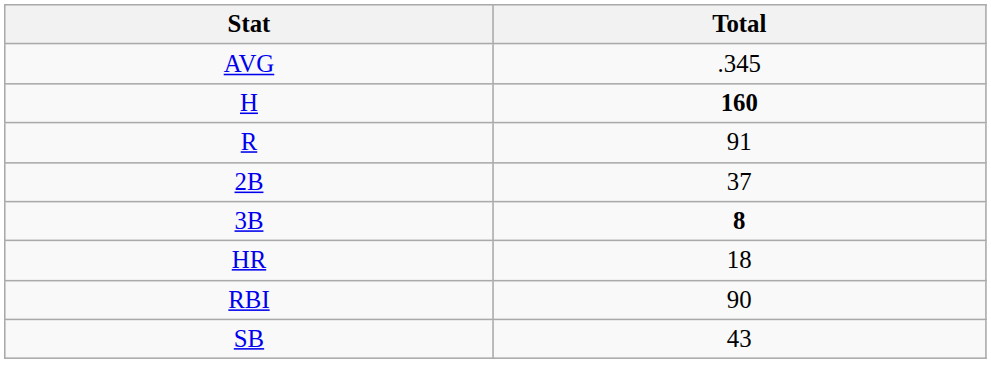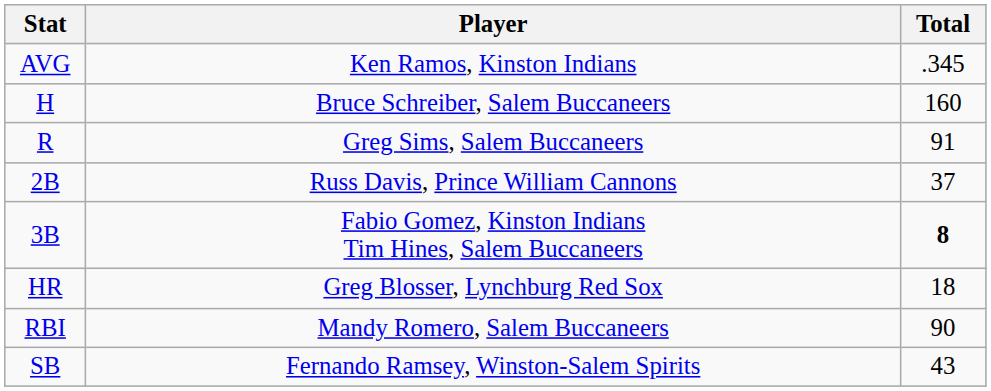+ column: (493, 24)
(739, 102) bold -> (943, 102) normal
